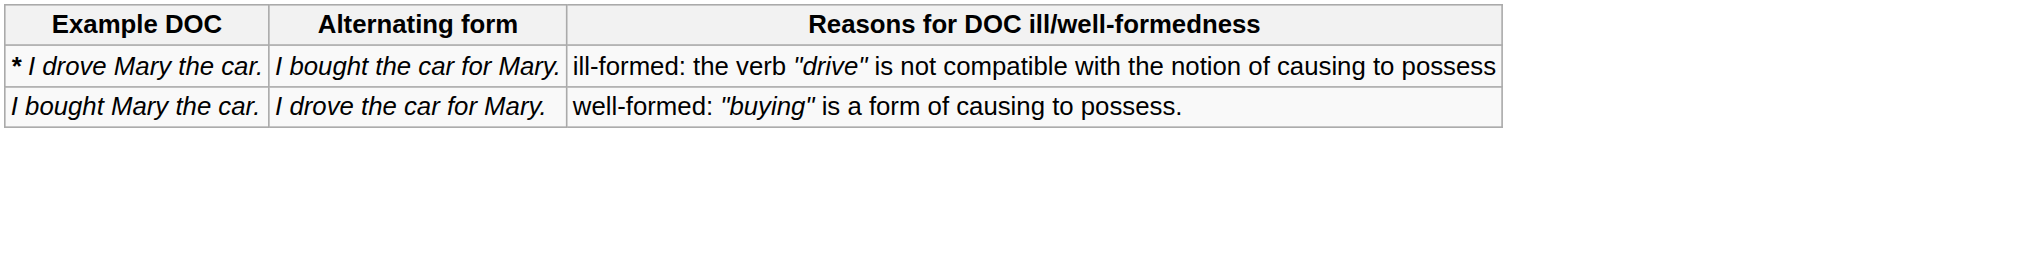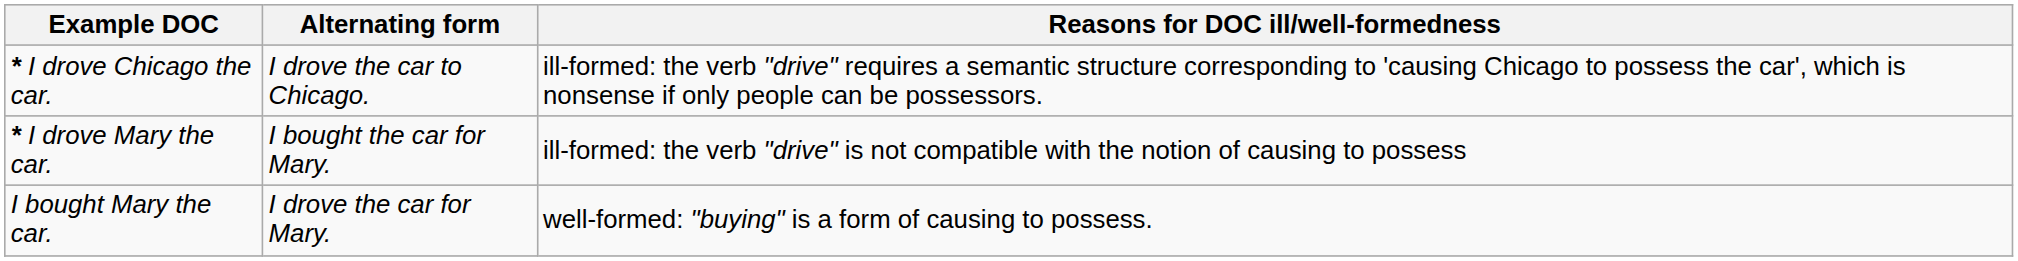+ row: (131, 80)
